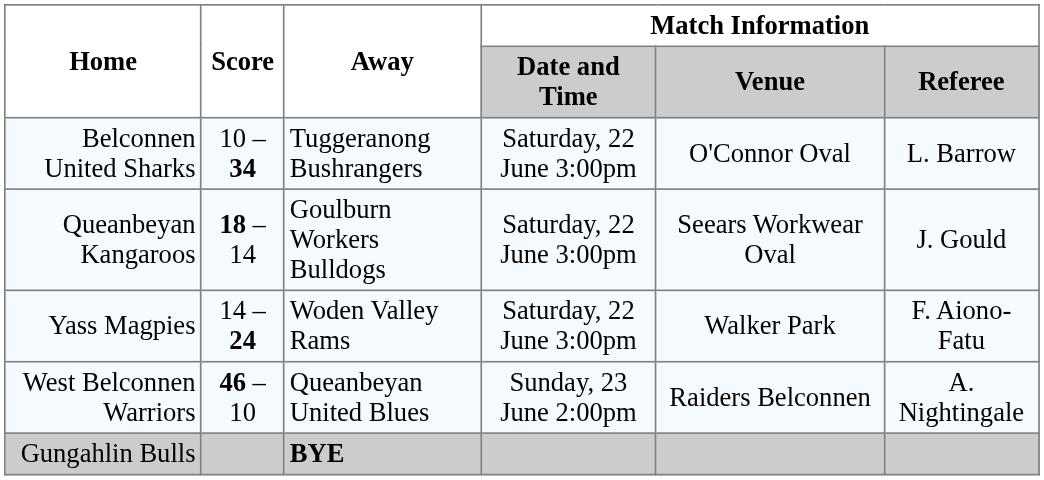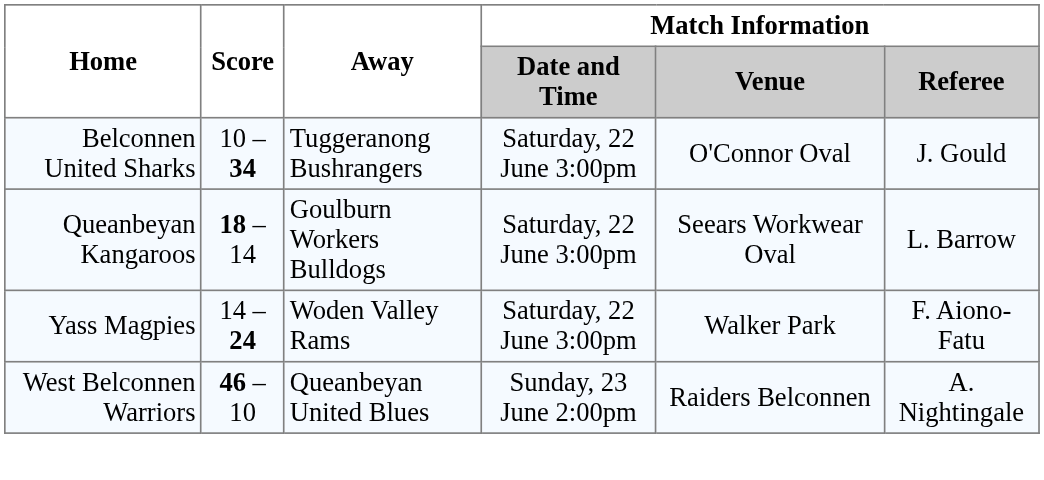(961, 153) L. Barrow -> (961, 153) J. Gould
(961, 239) J. Gould -> (961, 239) L. Barrow
- row: (108, 453)
